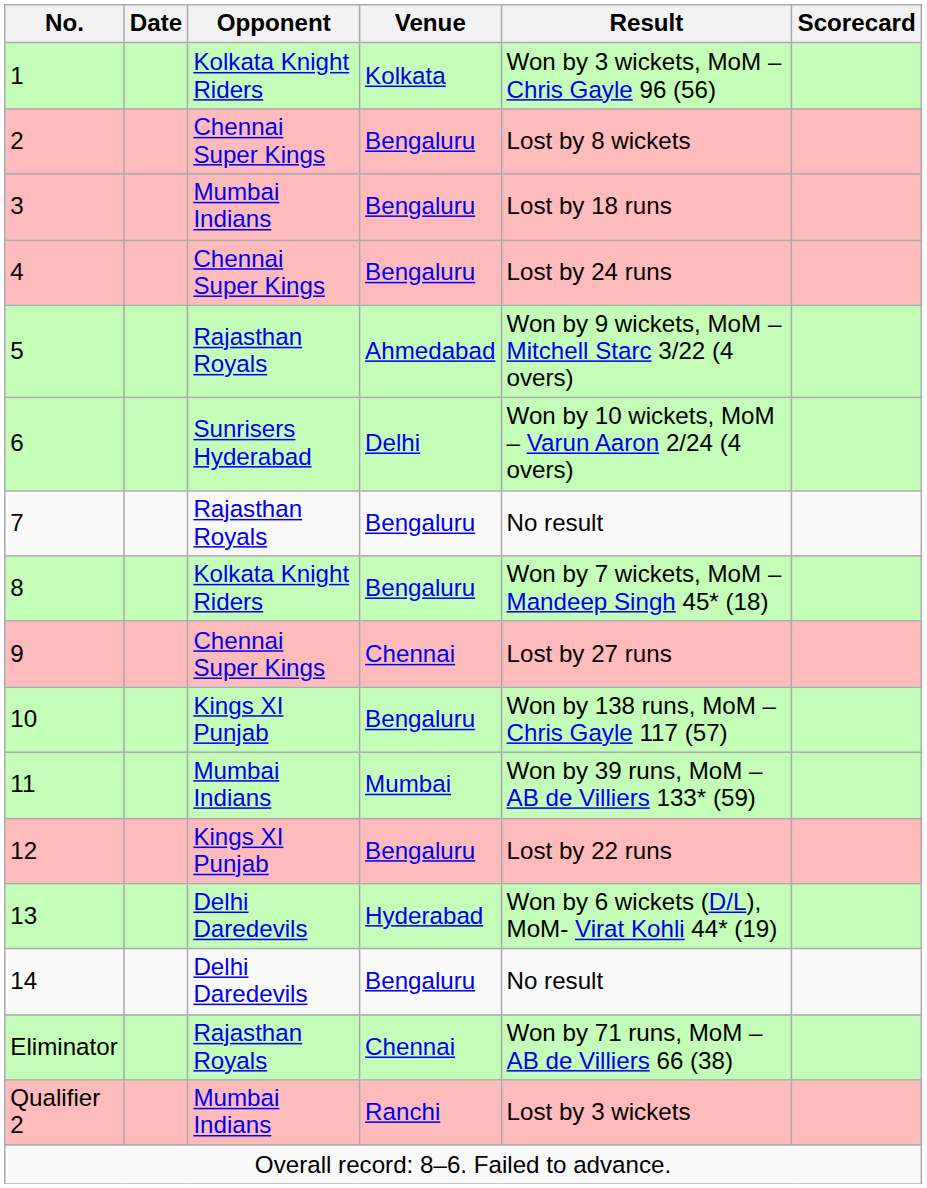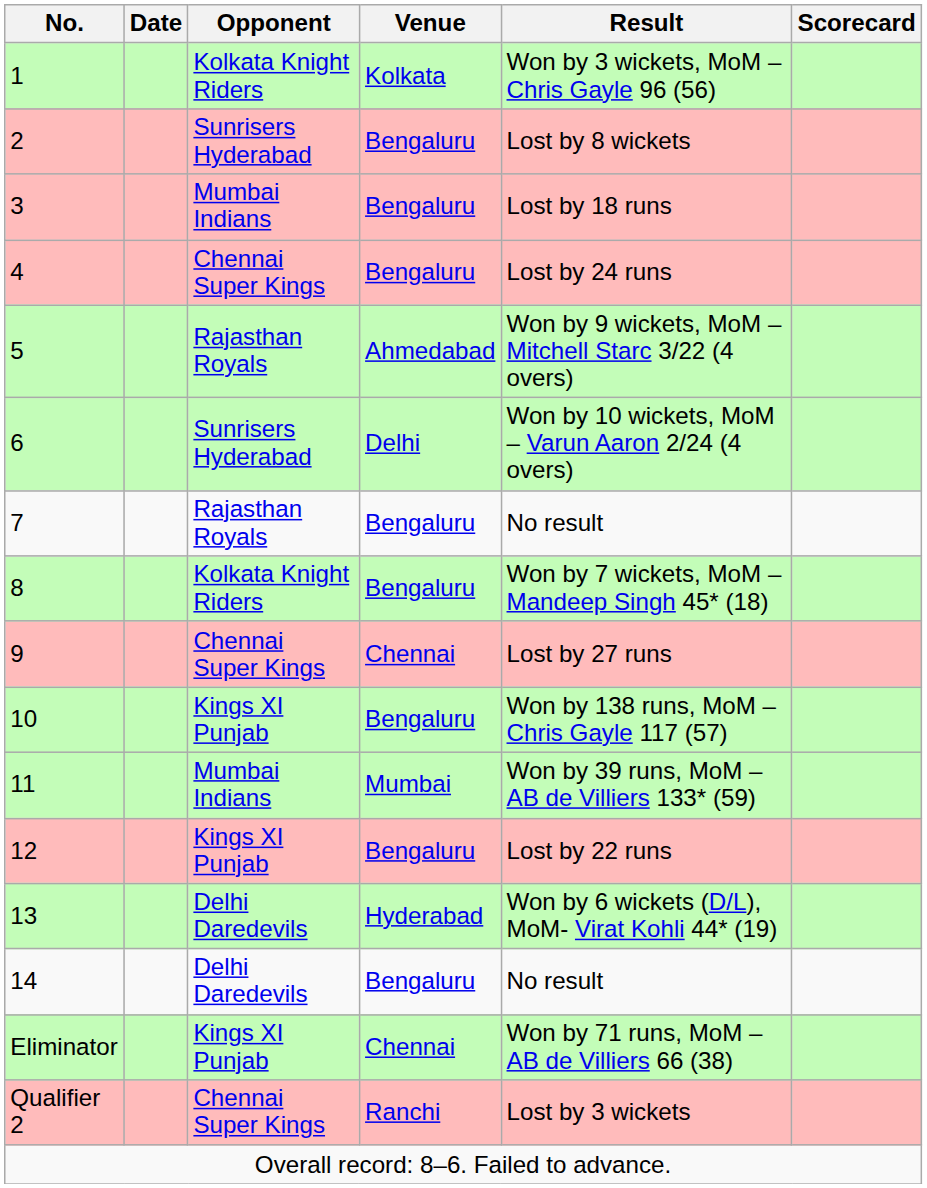(259, 141) Chennai Super Kings -> (252, 141) Sunrisers Hyderabad
(248, 1046) Rajasthan Royals -> (238, 1046) Kings XI Punjab
(236, 1112) Mumbai Indians -> (259, 1112) Chennai Super Kings
